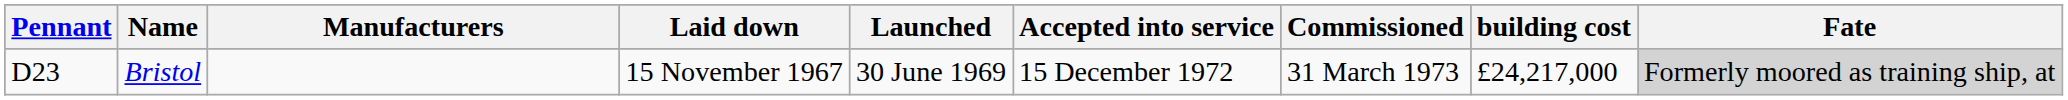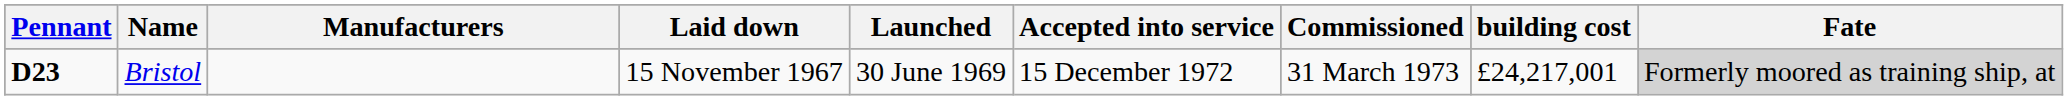(36, 71) normal -> (36, 71) bold
(1547, 71) £24,217,000 -> (1547, 71) £24,217,001
